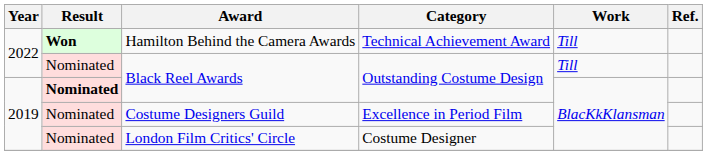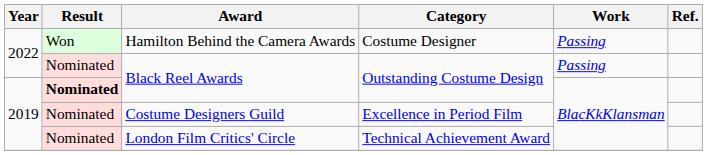(61, 41) bold -> (60, 41) normal
(456, 41) Technical Achievement Award -> (419, 41) Costume Designer
(567, 41) Till -> (581, 41) Passing
(567, 65) Till -> (581, 65) Passing
(419, 138) Costume Designer -> (456, 138) Technical Achievement Award
